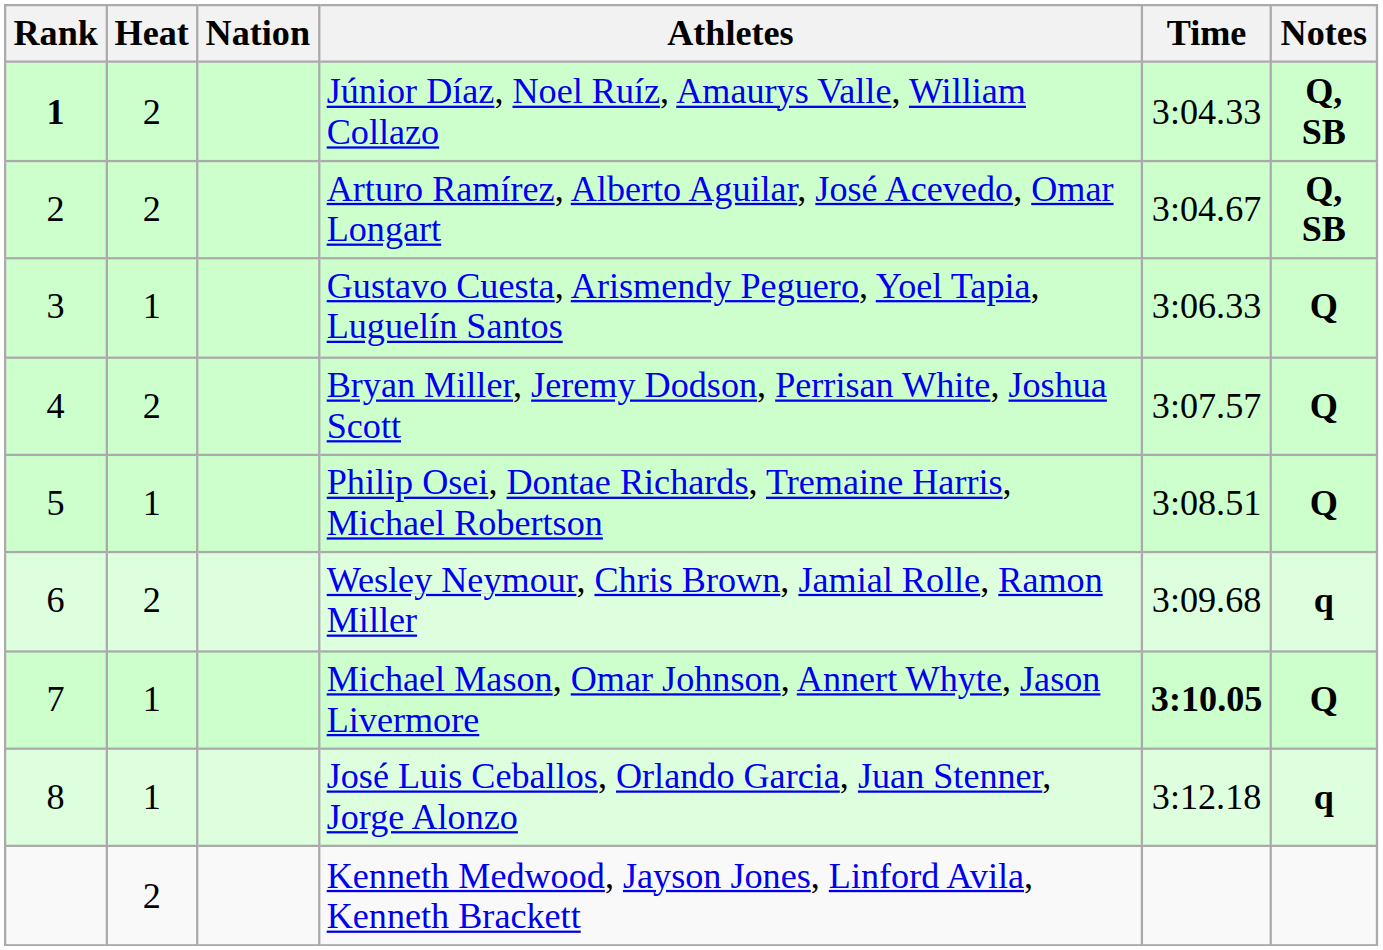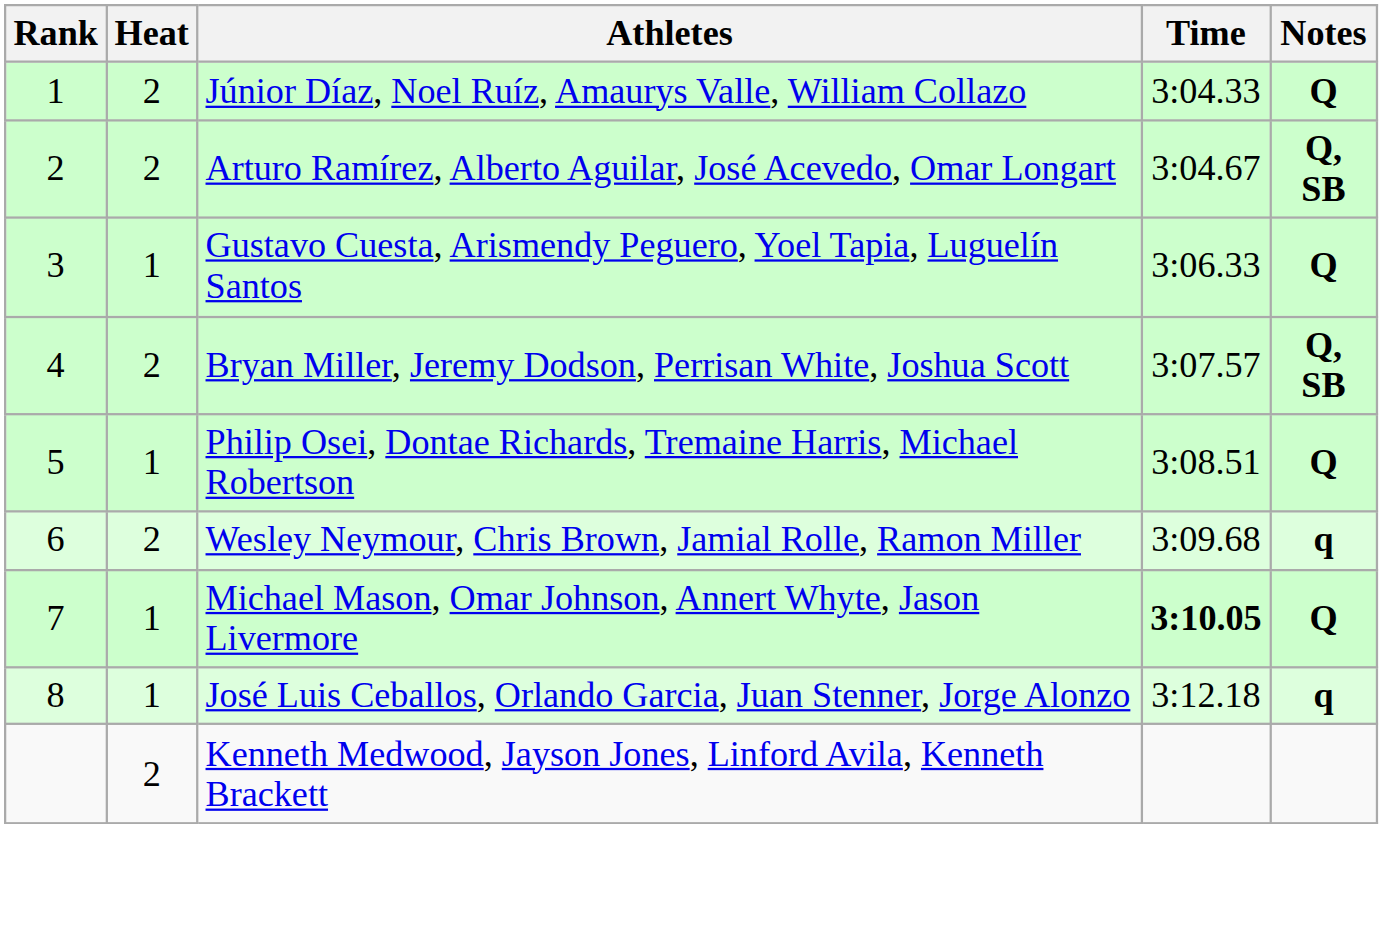- column: (258, 33)
(56, 110) bold -> (56, 90) normal
(1324, 110) Q, SB -> (1323, 90) Q
(1324, 404) Q -> (1323, 364) Q, SB
